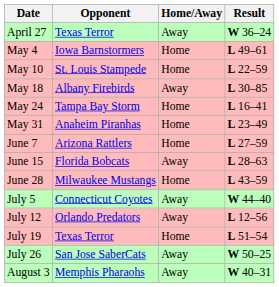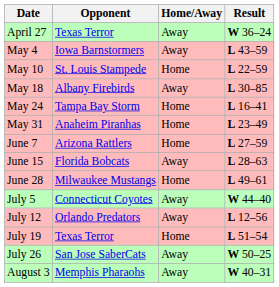(175, 50) Home -> (175, 50) Away
(247, 50) L 49–61 -> (247, 50) L 43–59
(247, 180) L 43–59 -> (247, 180) L 49–61
